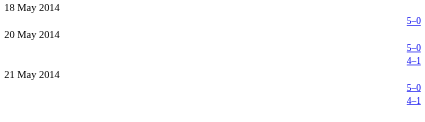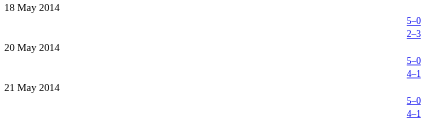+ row: (174, 34)
